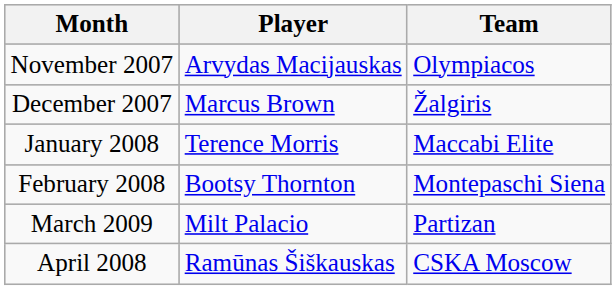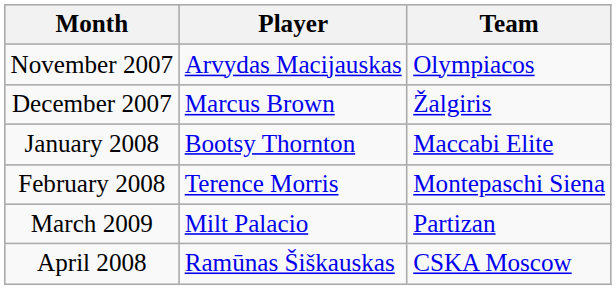(262, 143) Terence Morris -> (270, 143) Bootsy Thornton
(270, 183) Bootsy Thornton -> (262, 183) Terence Morris
